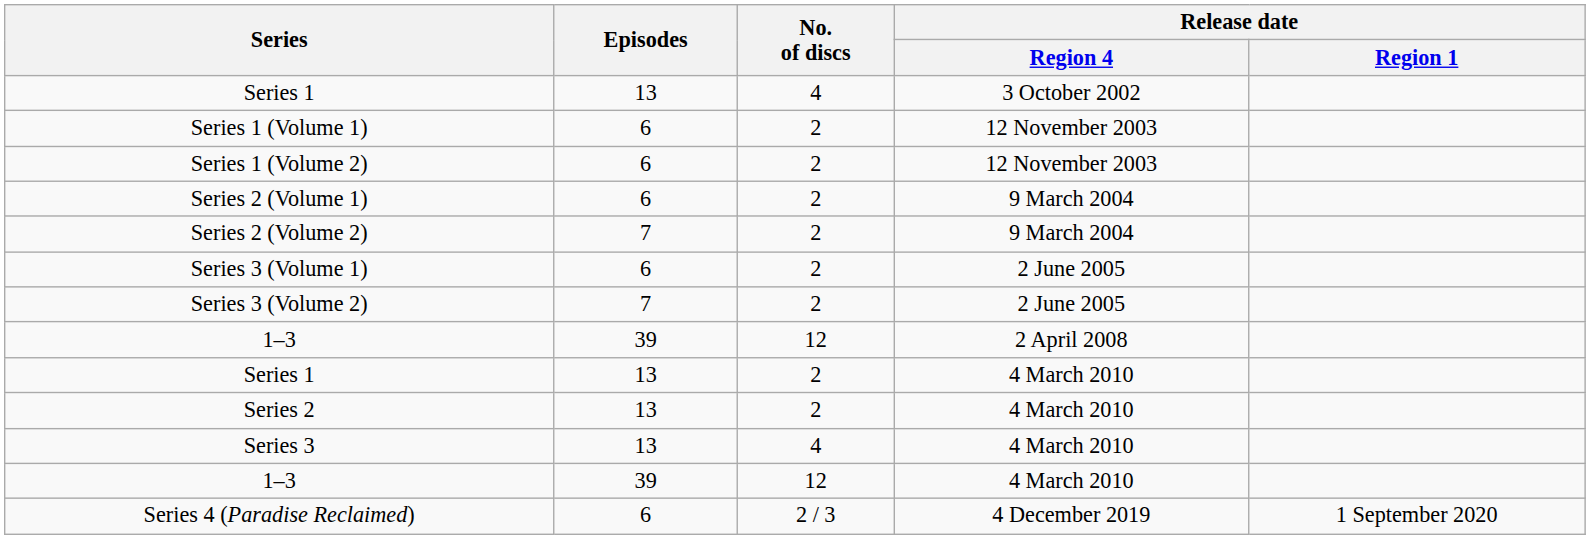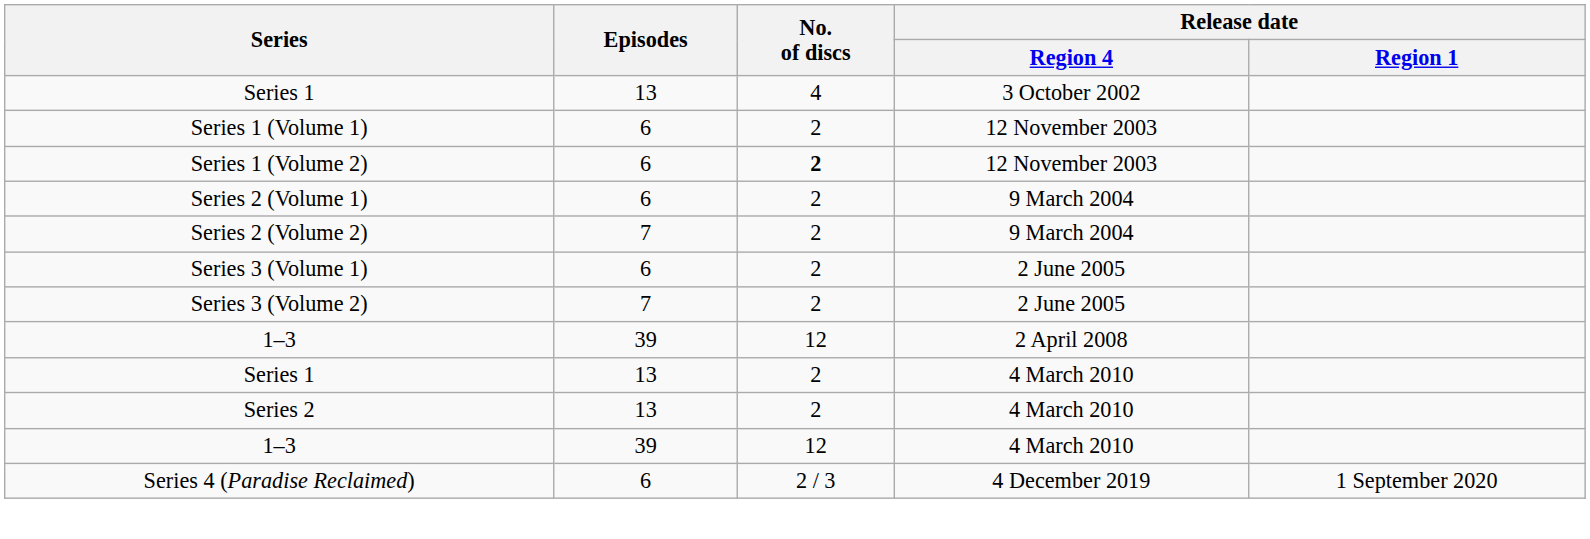(816, 163) normal -> (816, 163) bold
- row: (279, 445)
